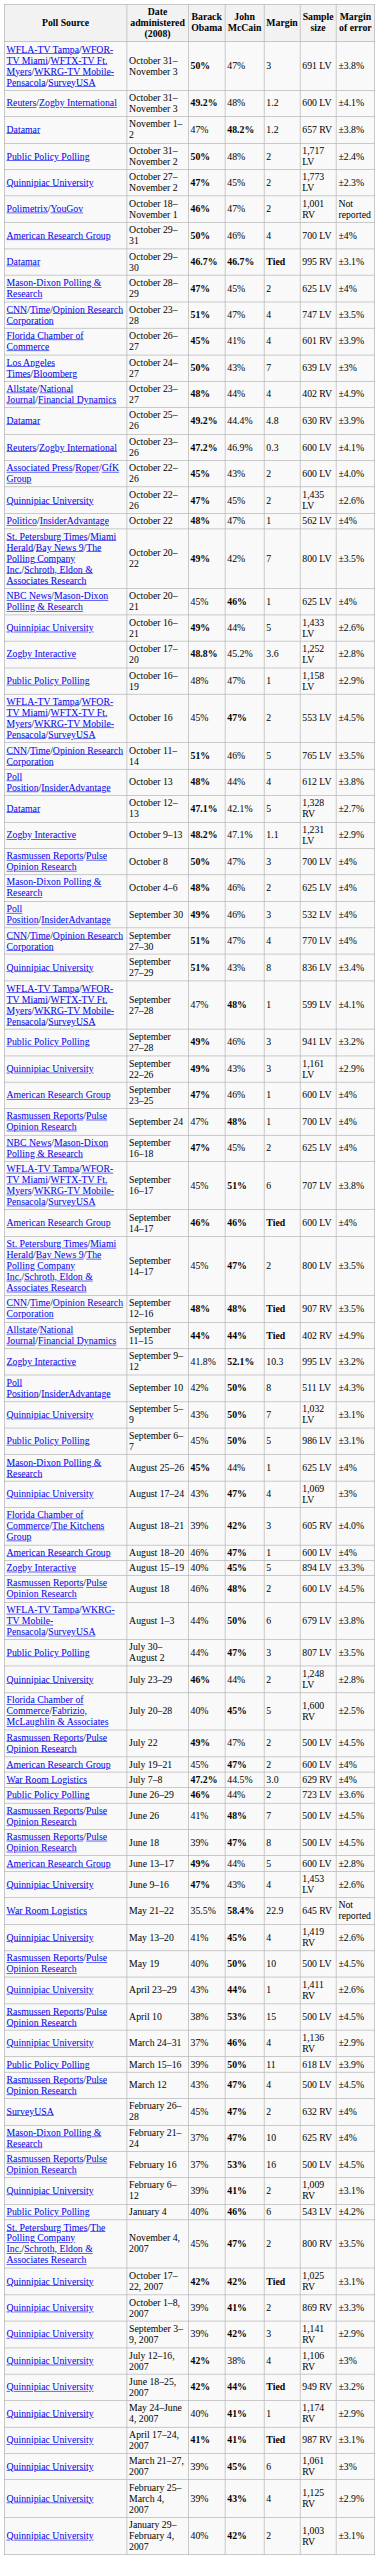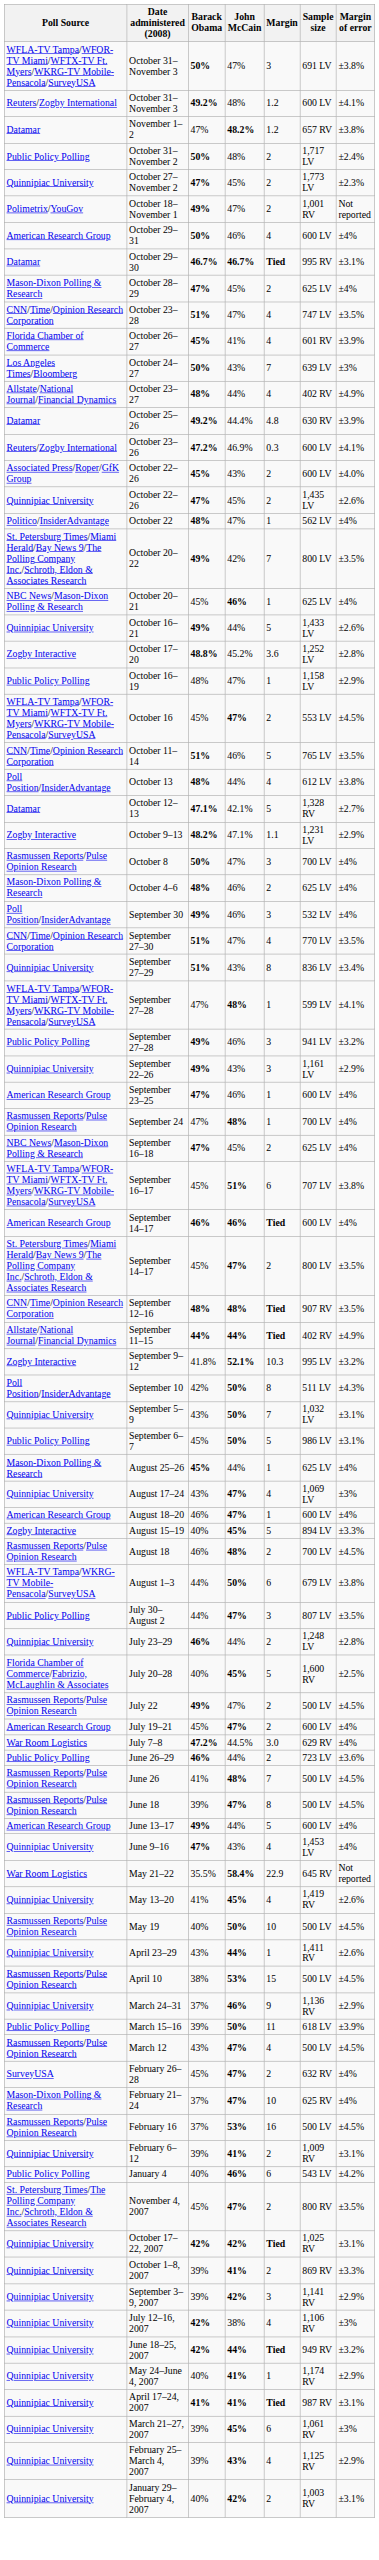(200, 209) 46% -> (200, 209) 49%
(317, 235) 700 LV -> (317, 235) 600 LV
(348, 941) ±4% -> (351, 941) ±3.5%
- row: (55, 1526)
(317, 1589) 600 LV -> (317, 1551) 700 LV
(351, 1863) ±2.8% -> (348, 1826) ±4%
(351, 1884) ±2.6% -> (348, 1847) ±4%
(269, 2043) 4 -> (269, 2006) 9
